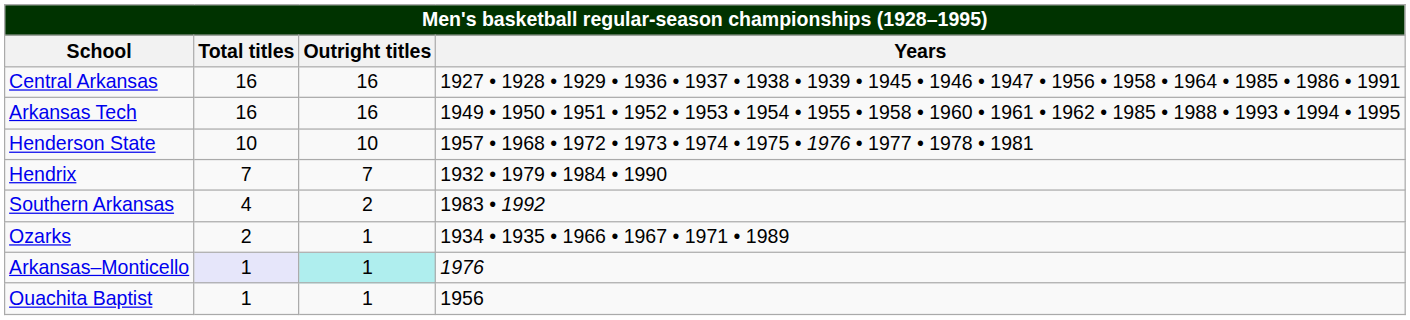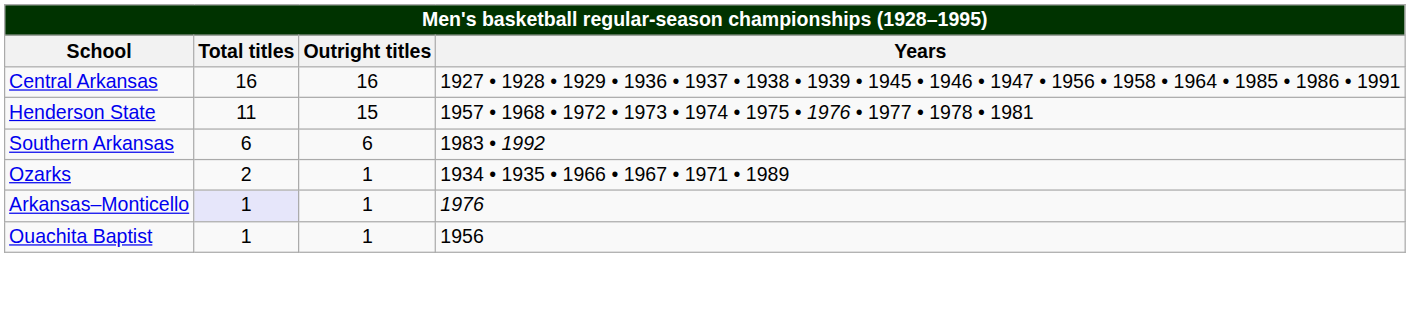- row: (73, 112)
(246, 143) 10 -> (246, 112) 11
(367, 143) 10 -> (367, 112) 15
- row: (43, 174)
(246, 205) 4 -> (246, 143) 6
(367, 205) 2 -> (367, 143) 6
(367, 267) paleturquoise background -> (367, 205) no background
